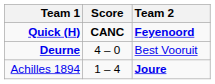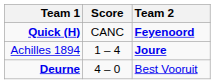(107, 32) bold -> (107, 32) normal
rows swapped: (45, 69) <-> (60, 50)
